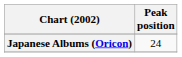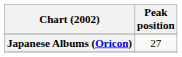(156, 43) 24 -> (156, 43) 27
